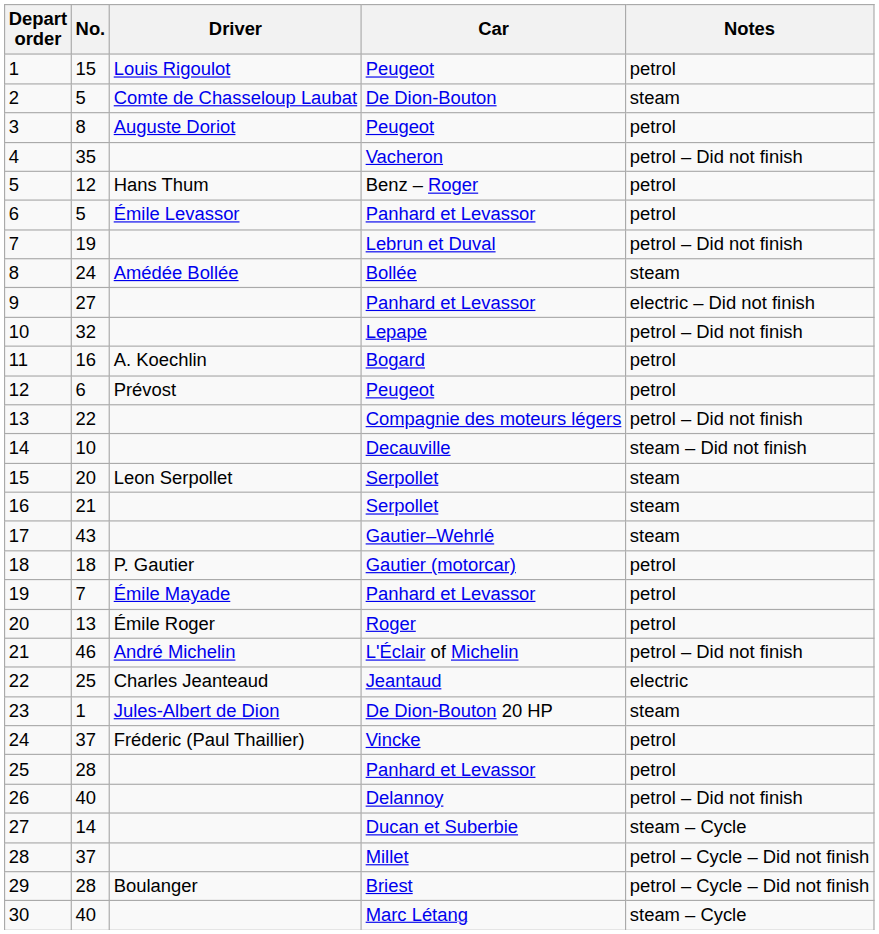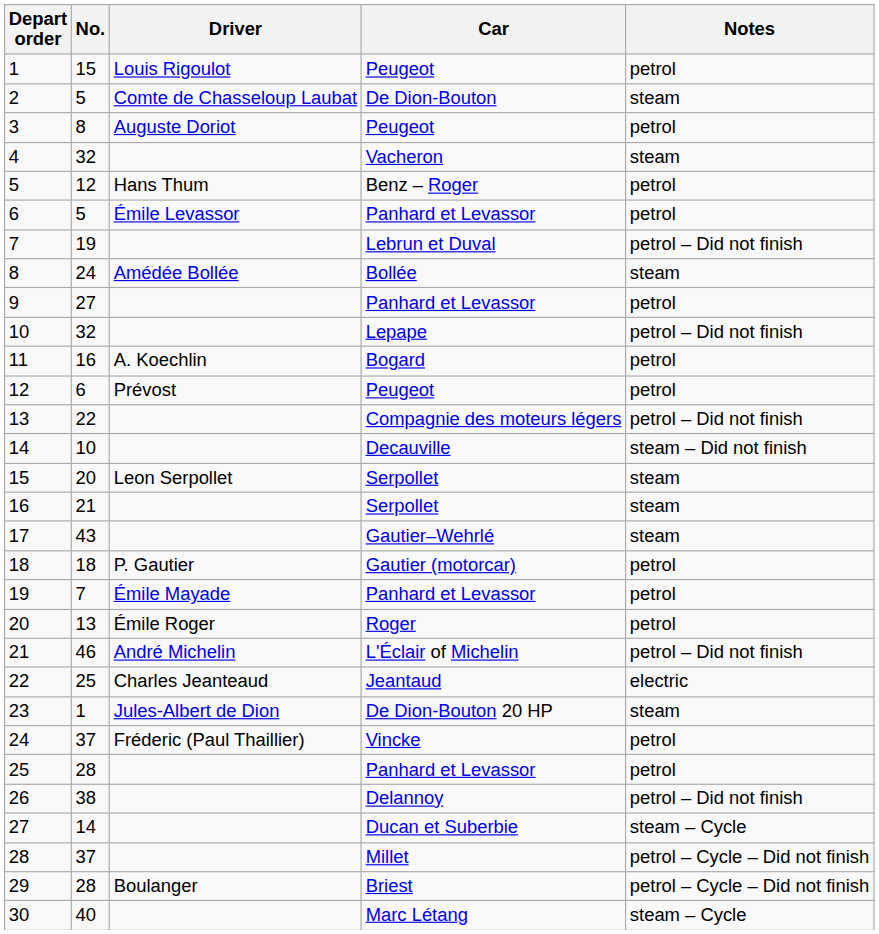(86, 156) 35 -> (86, 156) 32
(716, 156) petrol – Did not finish -> (655, 156) steam
(722, 302) electric – Did not finish -> (653, 302) petrol
(86, 798) 40 -> (86, 798) 38
